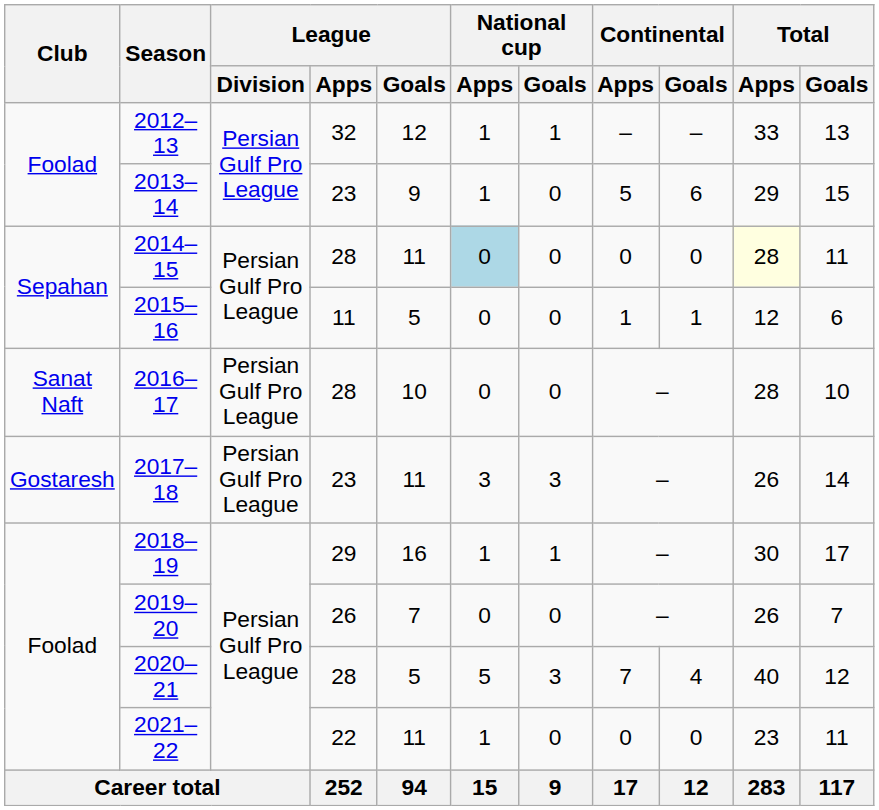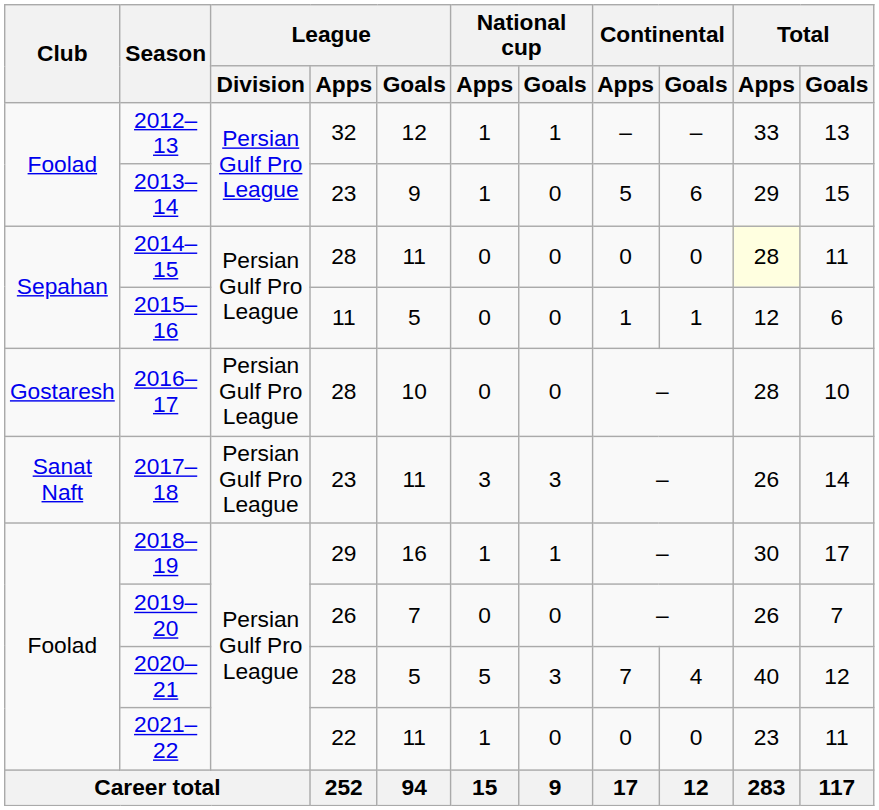(485, 256) lightblue background -> (485, 256) no background
(62, 392) Sanat Naft -> (62, 392) Gostaresh
(62, 479) Gostaresh -> (62, 479) Sanat Naft
